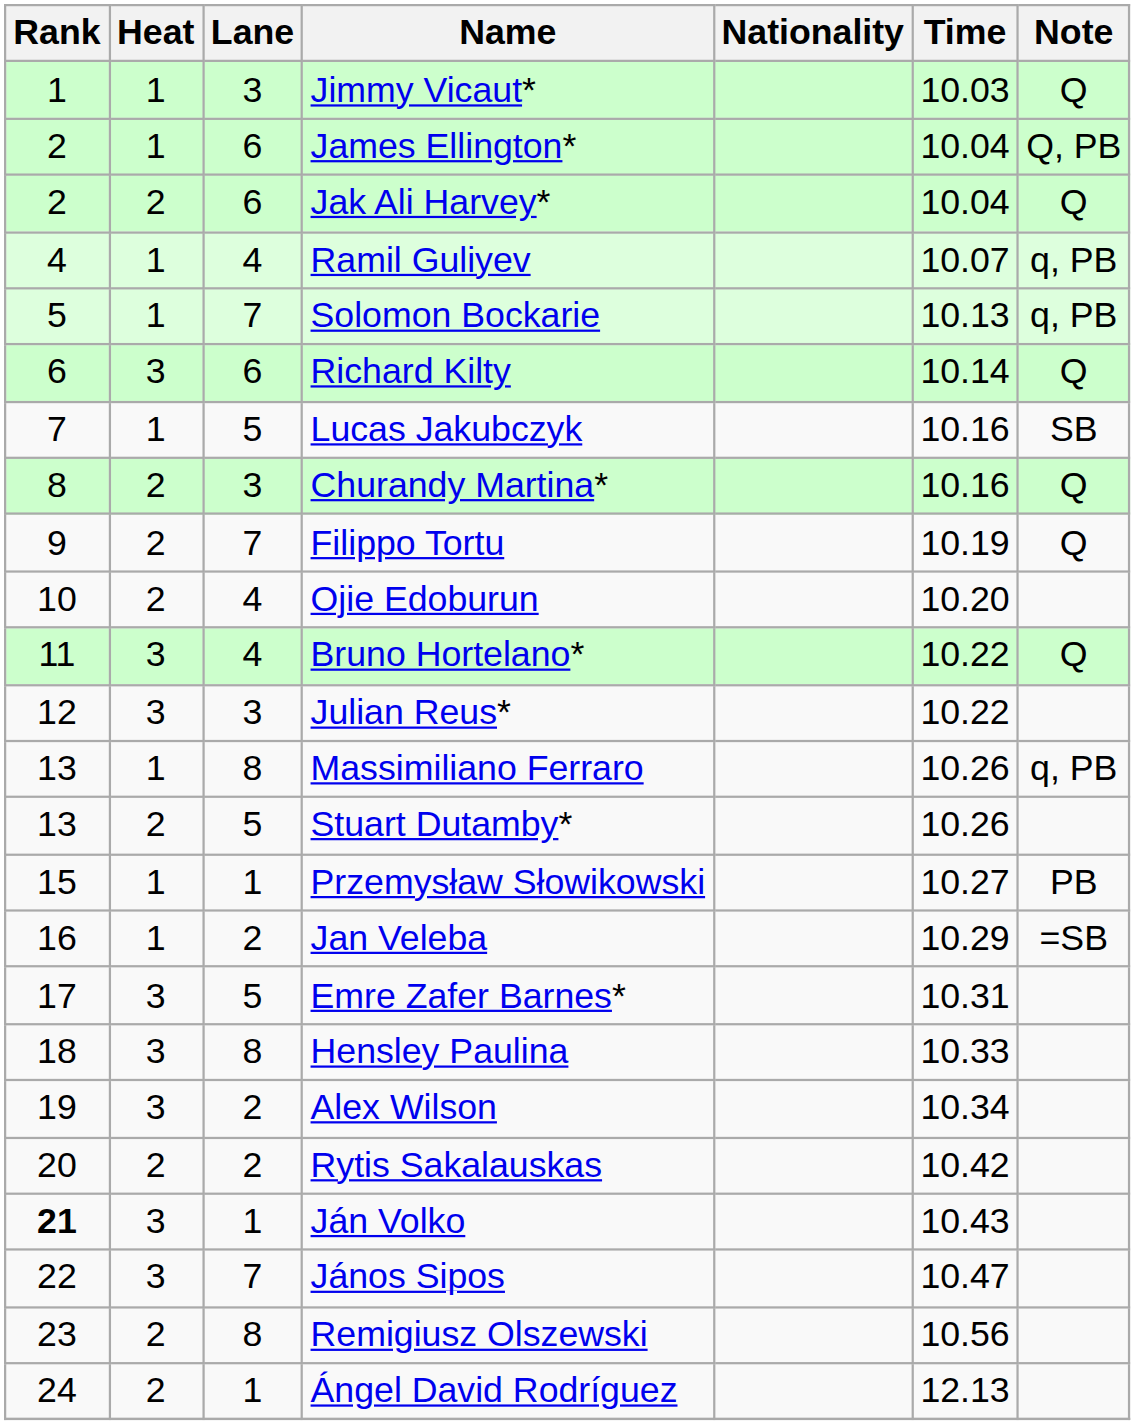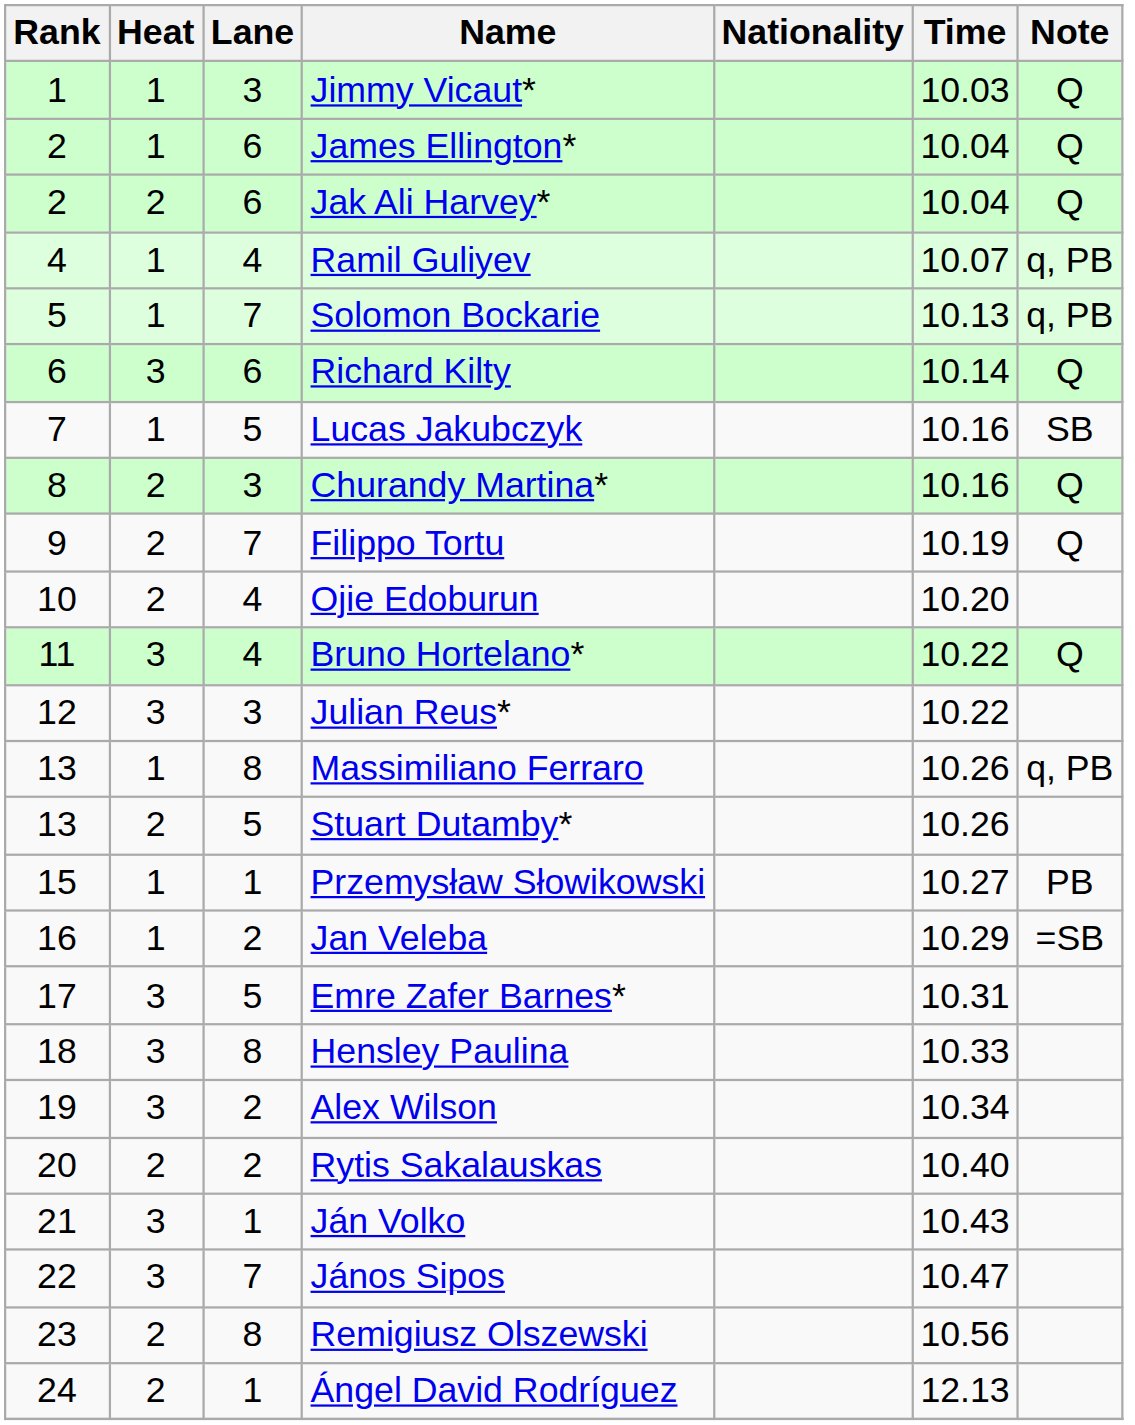(1074, 145) Q, PB -> (1070, 145) Q
(965, 1164) 10.42 -> (965, 1164) 10.40
(57, 1221) bold -> (57, 1221) normal
